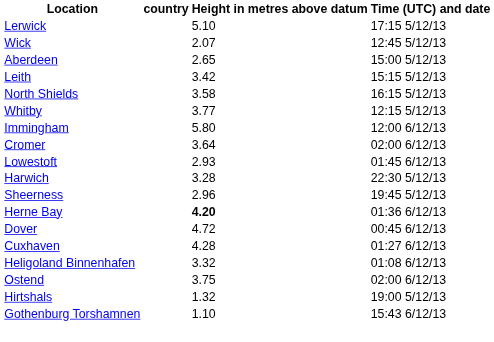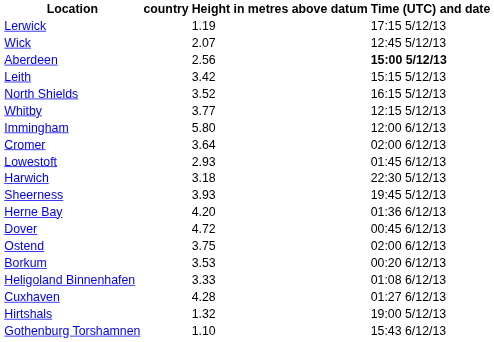(204, 26) 5.10 -> (204, 26) 1.19
(204, 60) 2.65 -> (204, 60) 2.56
(408, 60) normal -> (409, 60) bold
(204, 94) 3.58 -> (204, 94) 3.52
(204, 178) 3.28 -> (204, 178) 3.18
(204, 195) 2.96 -> (204, 195) 3.93
(204, 212) bold -> (204, 212) normal
rows swapped: (24, 280) <-> (32, 246)
+ row: (26, 263)
(204, 263) 3.32 -> (204, 280) 3.33
